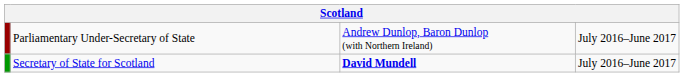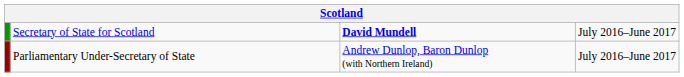rows swapped: (84, 63) <-> (104, 38)
